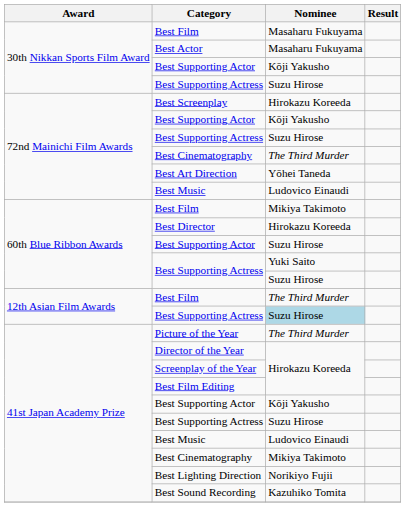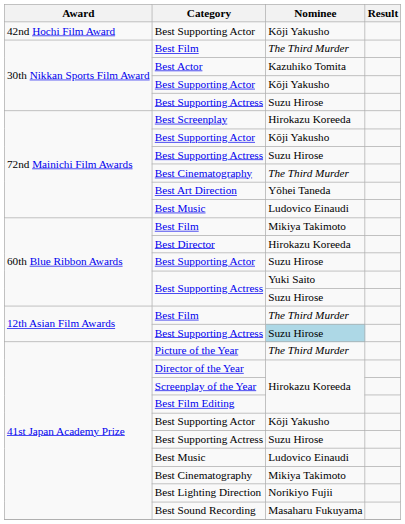+ row: (61, 31)
(315, 31) Masaharu Fukuyama -> (309, 48) The Third Murder
(315, 48) Masaharu Fukuyama -> (307, 66) Kazuhiko Tomita
(307, 492) Kazuhiko Tomita -> (315, 510) Masaharu Fukuyama
